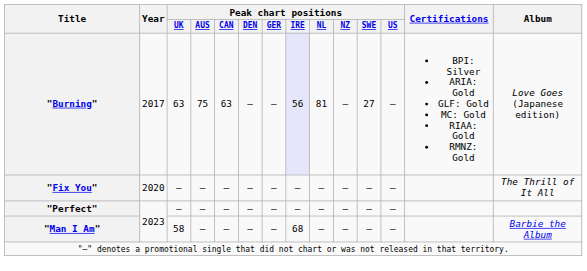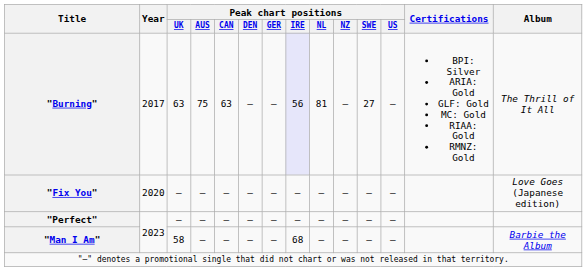(538, 104) Love Goes (Japanese edition) -> (538, 104) The Thrill of It All
(538, 188) The Thrill of It All -> (538, 193) Love Goes (Japanese edition)
